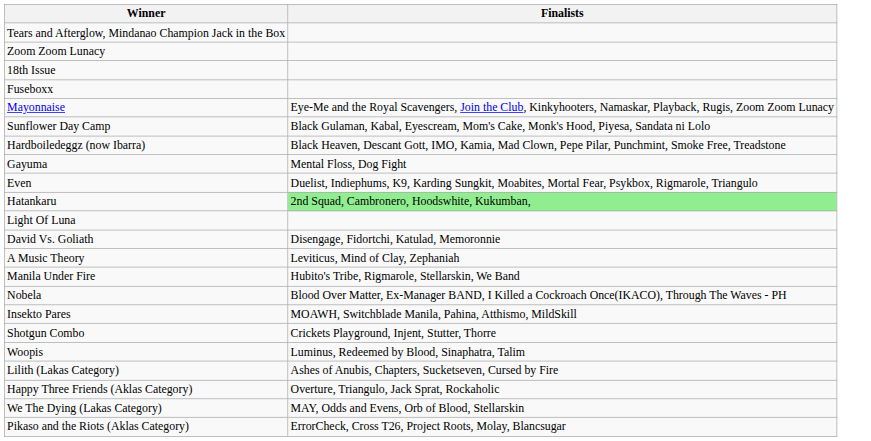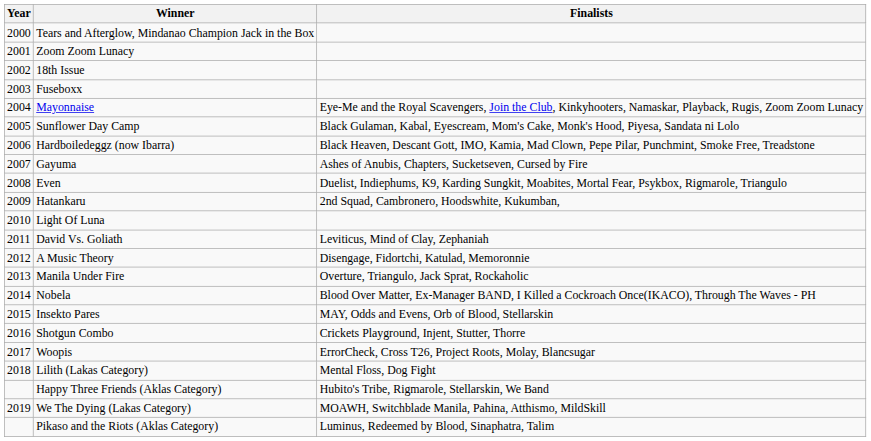+ column: (19, 13)
(348, 164) Mental Floss, Dog Fight -> (454, 164) Ashes of Anubis, Chapters, Sucketseven, Cursed by Fire
(411, 201) lightgreen background -> (440, 201) no background
(395, 239) Disengage, Fidortchi, Katulad, Memoronnie -> (404, 239) Leviticus, Mind of Clay, Zephaniah
(375, 257) Leviticus, Mind of Clay, Zephaniah -> (425, 257) Disengage, Fidortchi, Katulad, Memoronnie
(405, 276) Hubito's Tribe, Rigmarole, Stellarskin, We Band -> (424, 276) Overture, Triangulo, Jack Sprat, Rockaholic
(434, 314) MOAWH, Switchblade Manila, Pahina, Atthismo, MildSkill -> (436, 314) MAY, Odds and Evens, Orb of Blood, Stellarskin
(408, 351) Luminus, Redeemed by Blood, Sinaphatra, Talim -> (457, 351) ErrorCheck, Cross T26, Project Roots, Molay, Blancsugar
(424, 370) Ashes of Anubis, Chapters, Sucketseven, Cursed by Fire -> (378, 370) Mental Floss, Dog Fight
(395, 389) Overture, Triangulo, Jack Sprat, Rockaholic -> (434, 389) Hubito's Tribe, Rigmarole, Stellarskin, We Band
(407, 408) MAY, Odds and Evens, Orb of Blood, Stellarskin -> (463, 408) MOAWH, Switchblade Manila, Pahina, Atthismo, MildSkill
(428, 426) ErrorCheck, Cross T26, Project Roots, Molay, Blancsugar -> (437, 426) Luminus, Redeemed by Blood, Sinaphatra, Talim
